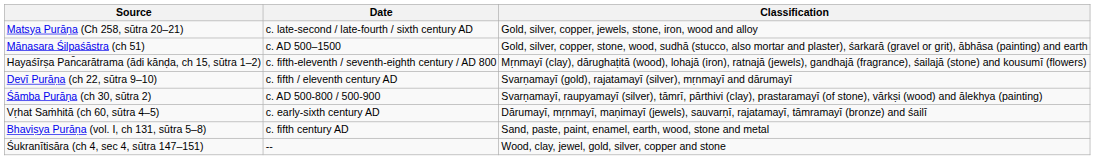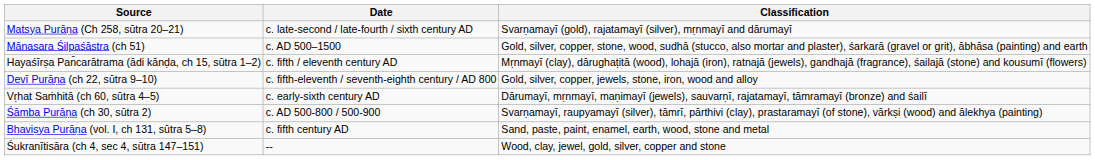(630, 29) Gold, silver, copper, jewels, stone, iron, wood and alloy -> (647, 29) Svarṇamayī (gold), rajatamayī (silver), mṛnmayī and dārumayī
(381, 63) c. fifth-eleventh / seventh-eighth century / AD 800 -> (332, 63) c. fifth / eleventh century AD
(332, 79) c. fifth / eleventh century AD -> (381, 79) c. fifth-eleventh / seventh-eighth century / AD 800
(647, 79) Svarṇamayī (gold), rajatamayī (silver), mṛnmayī and dārumayī -> (630, 79) Gold, silver, copper, jewels, stone, iron, wood and alloy
rows swapped: (83, 113) <-> (79, 96)
